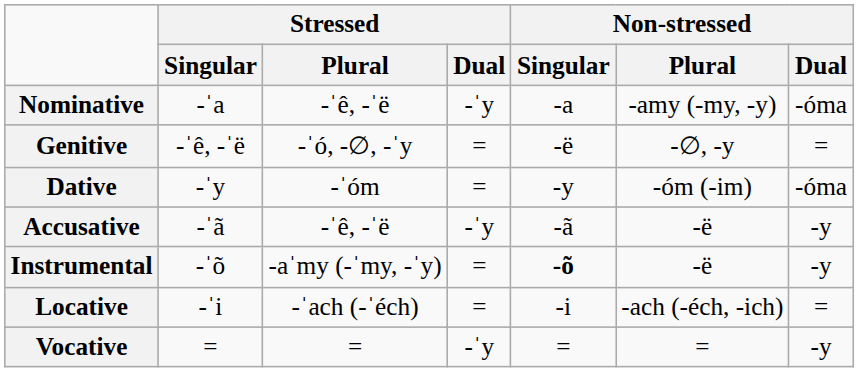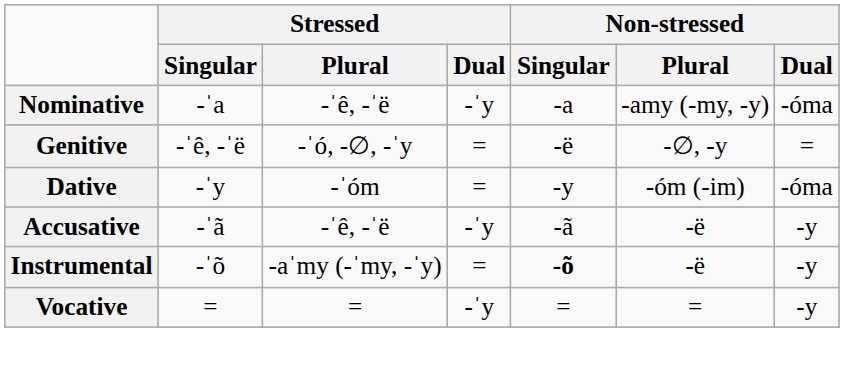- row: (82, 306)
